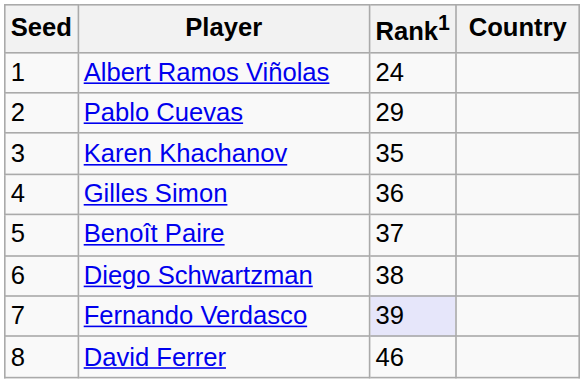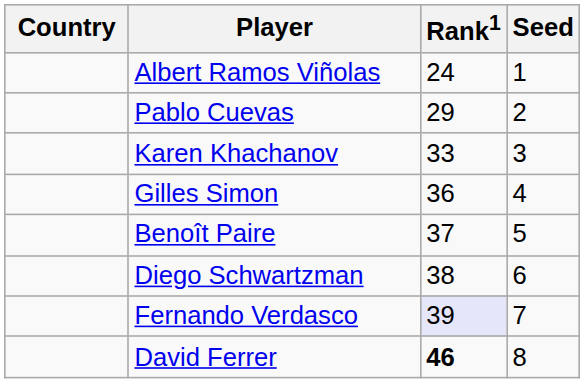columns swapped: (518, 28) <-> (41, 28)
(390, 153) 35 -> (441, 153) 33
(390, 356) normal -> (441, 356) bold
